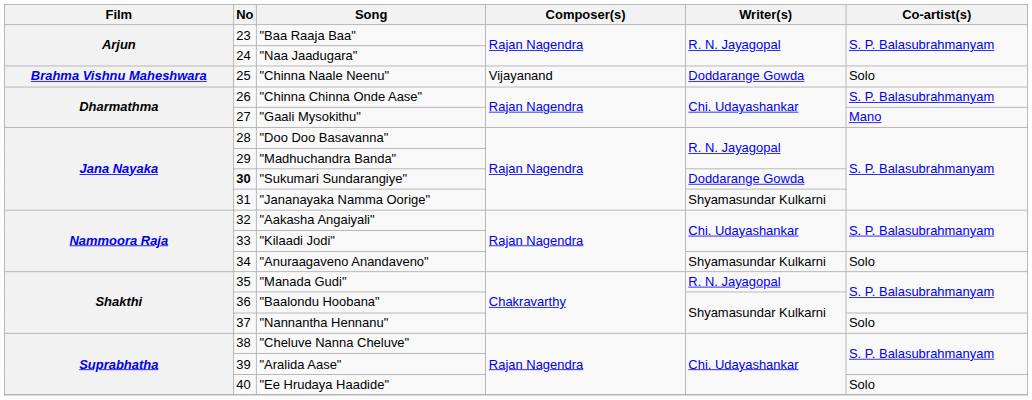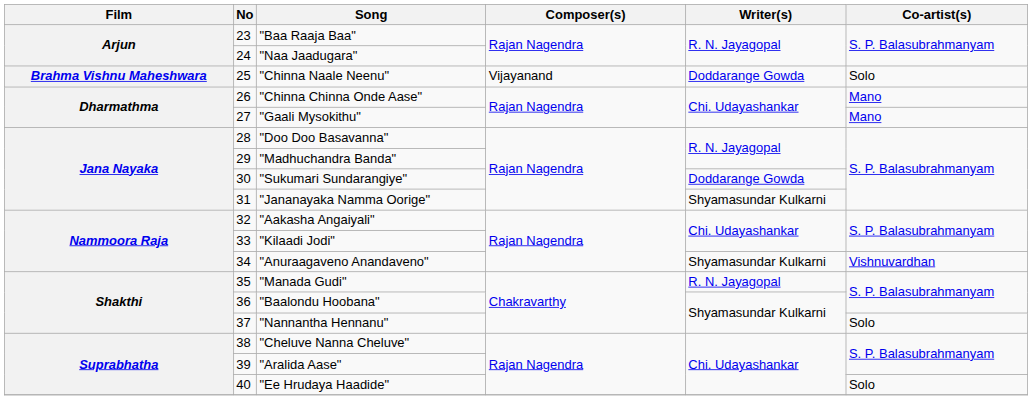(922, 96) S. P. Balasubrahmanyam -> (865, 96) Mano
(243, 179) bold -> (243, 179) normal
(862, 261) Solo -> (892, 261) Vishnuvardhan
